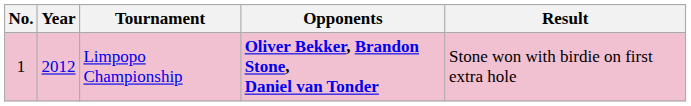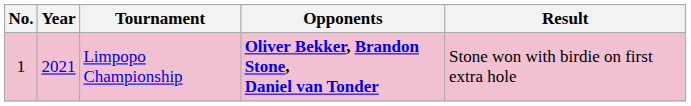(58, 66) 2012 -> (58, 66) 2021
